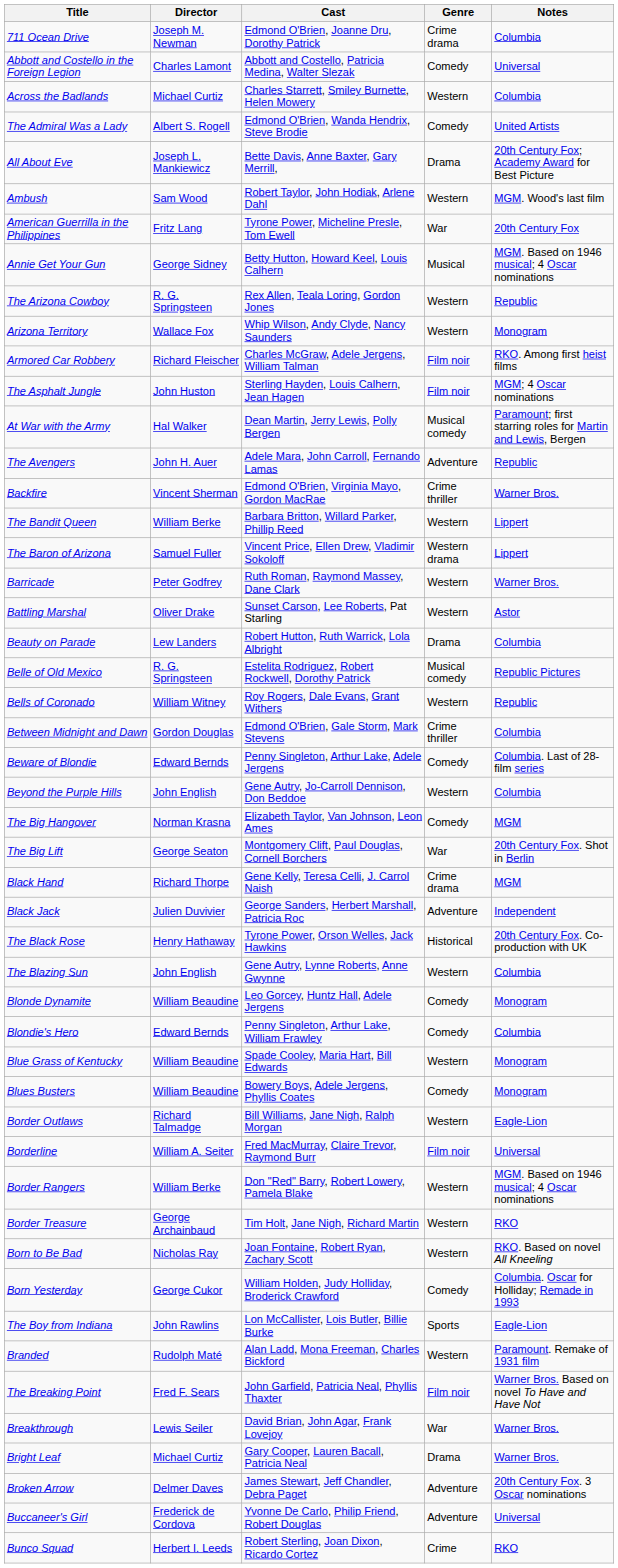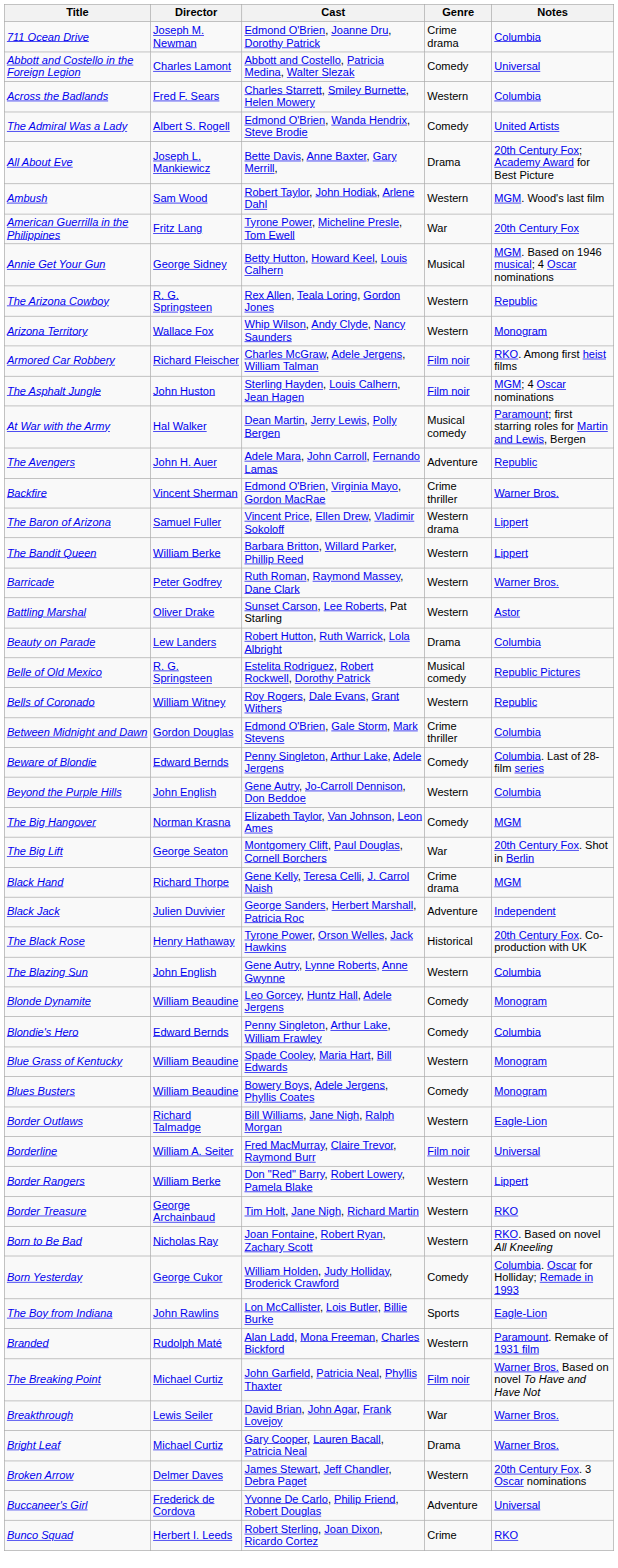(188, 96) Michael Curtiz -> (186, 96) Fred F. Sears
rows swapped: (52, 523) <-> (59, 553)
(548, 1187) MGM. Based on 1946 musical; 4 Oscar nominations -> (511, 1181) Lippert
(186, 1392) Fred F. Sears -> (188, 1379) Michael Curtiz
(452, 1488) Adventure -> (448, 1475) Western
